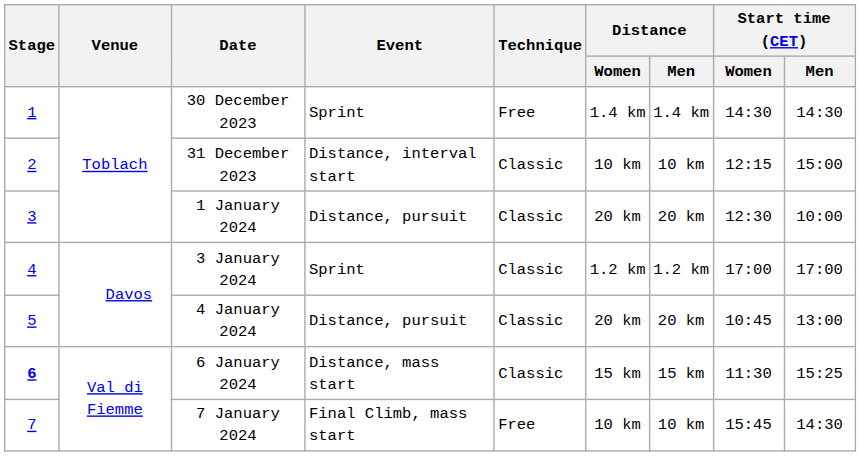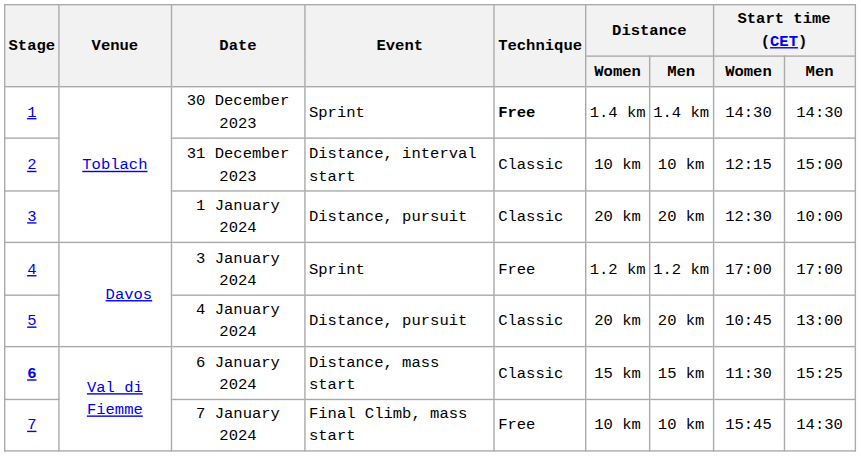(517, 113) normal -> (517, 113) bold
(531, 269) Classic -> (517, 269) Free
